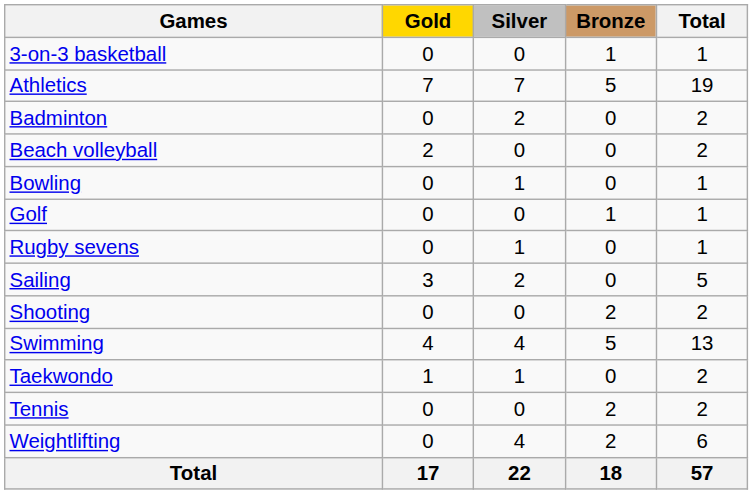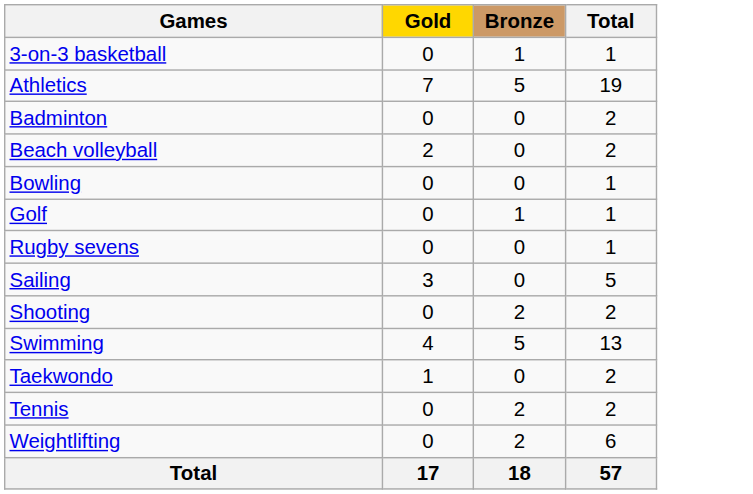- column: (519, 21)
